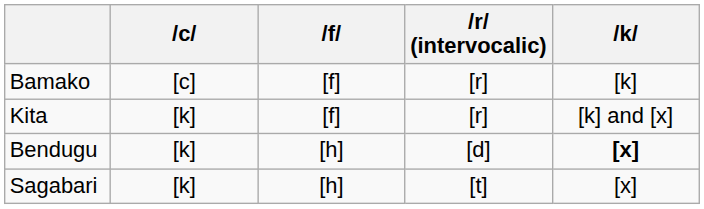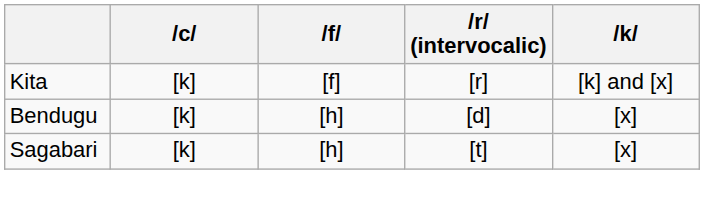- row: (50, 81)
(626, 150) bold -> (626, 116) normal
